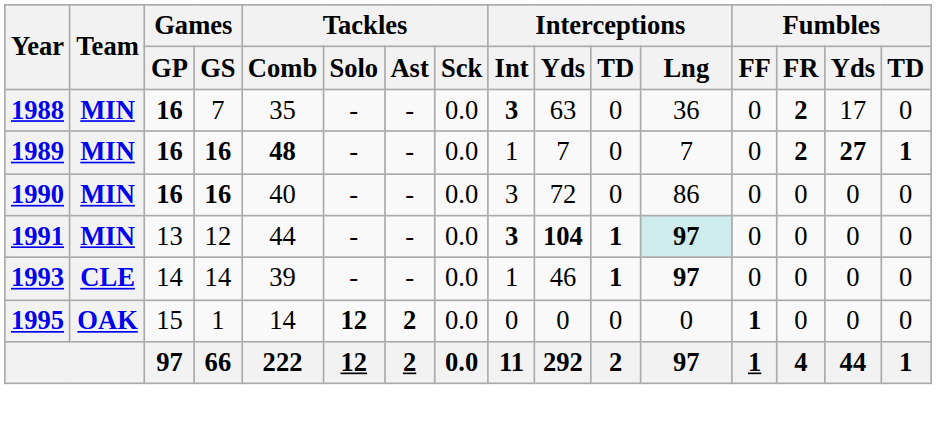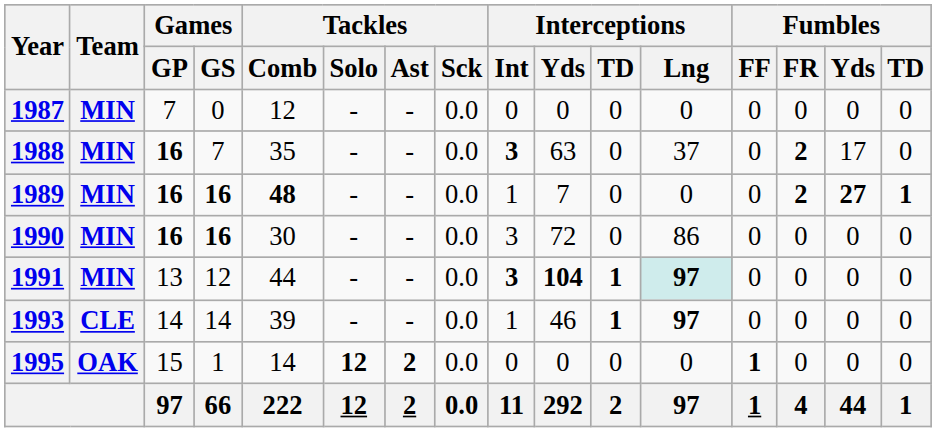+ row: (38, 109)
(686, 109) 36 -> (686, 151) 37
(686, 151) 7 -> (686, 194) 0
(283, 194) 40 -> (283, 236) 30
